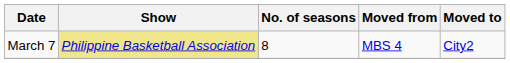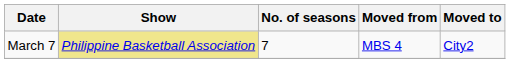(265, 45) 8 -> (265, 45) 7
